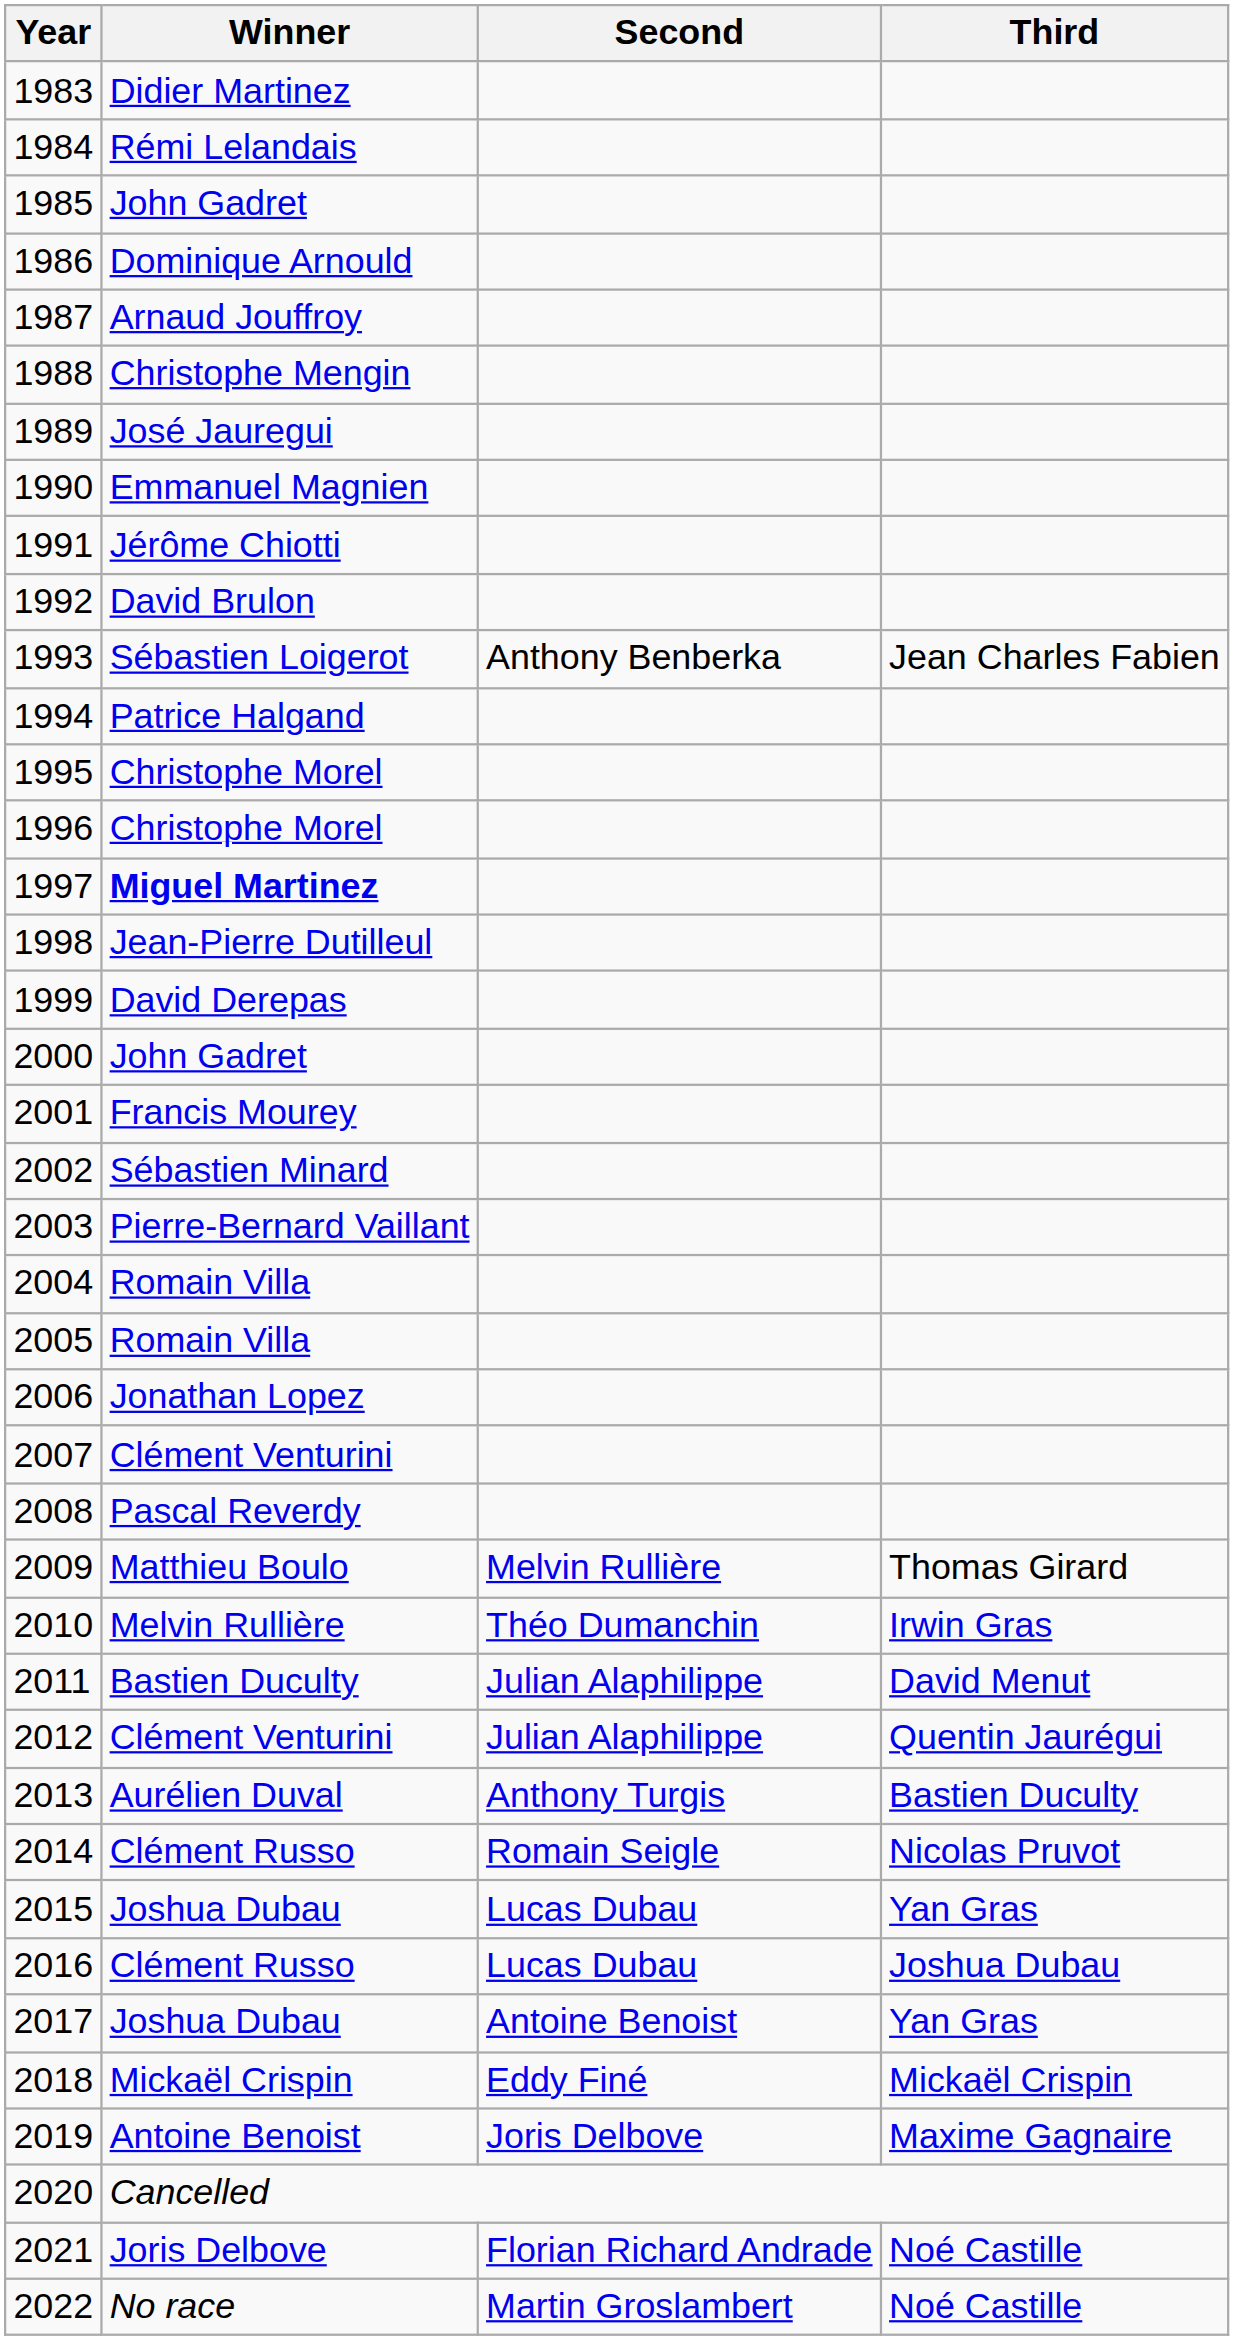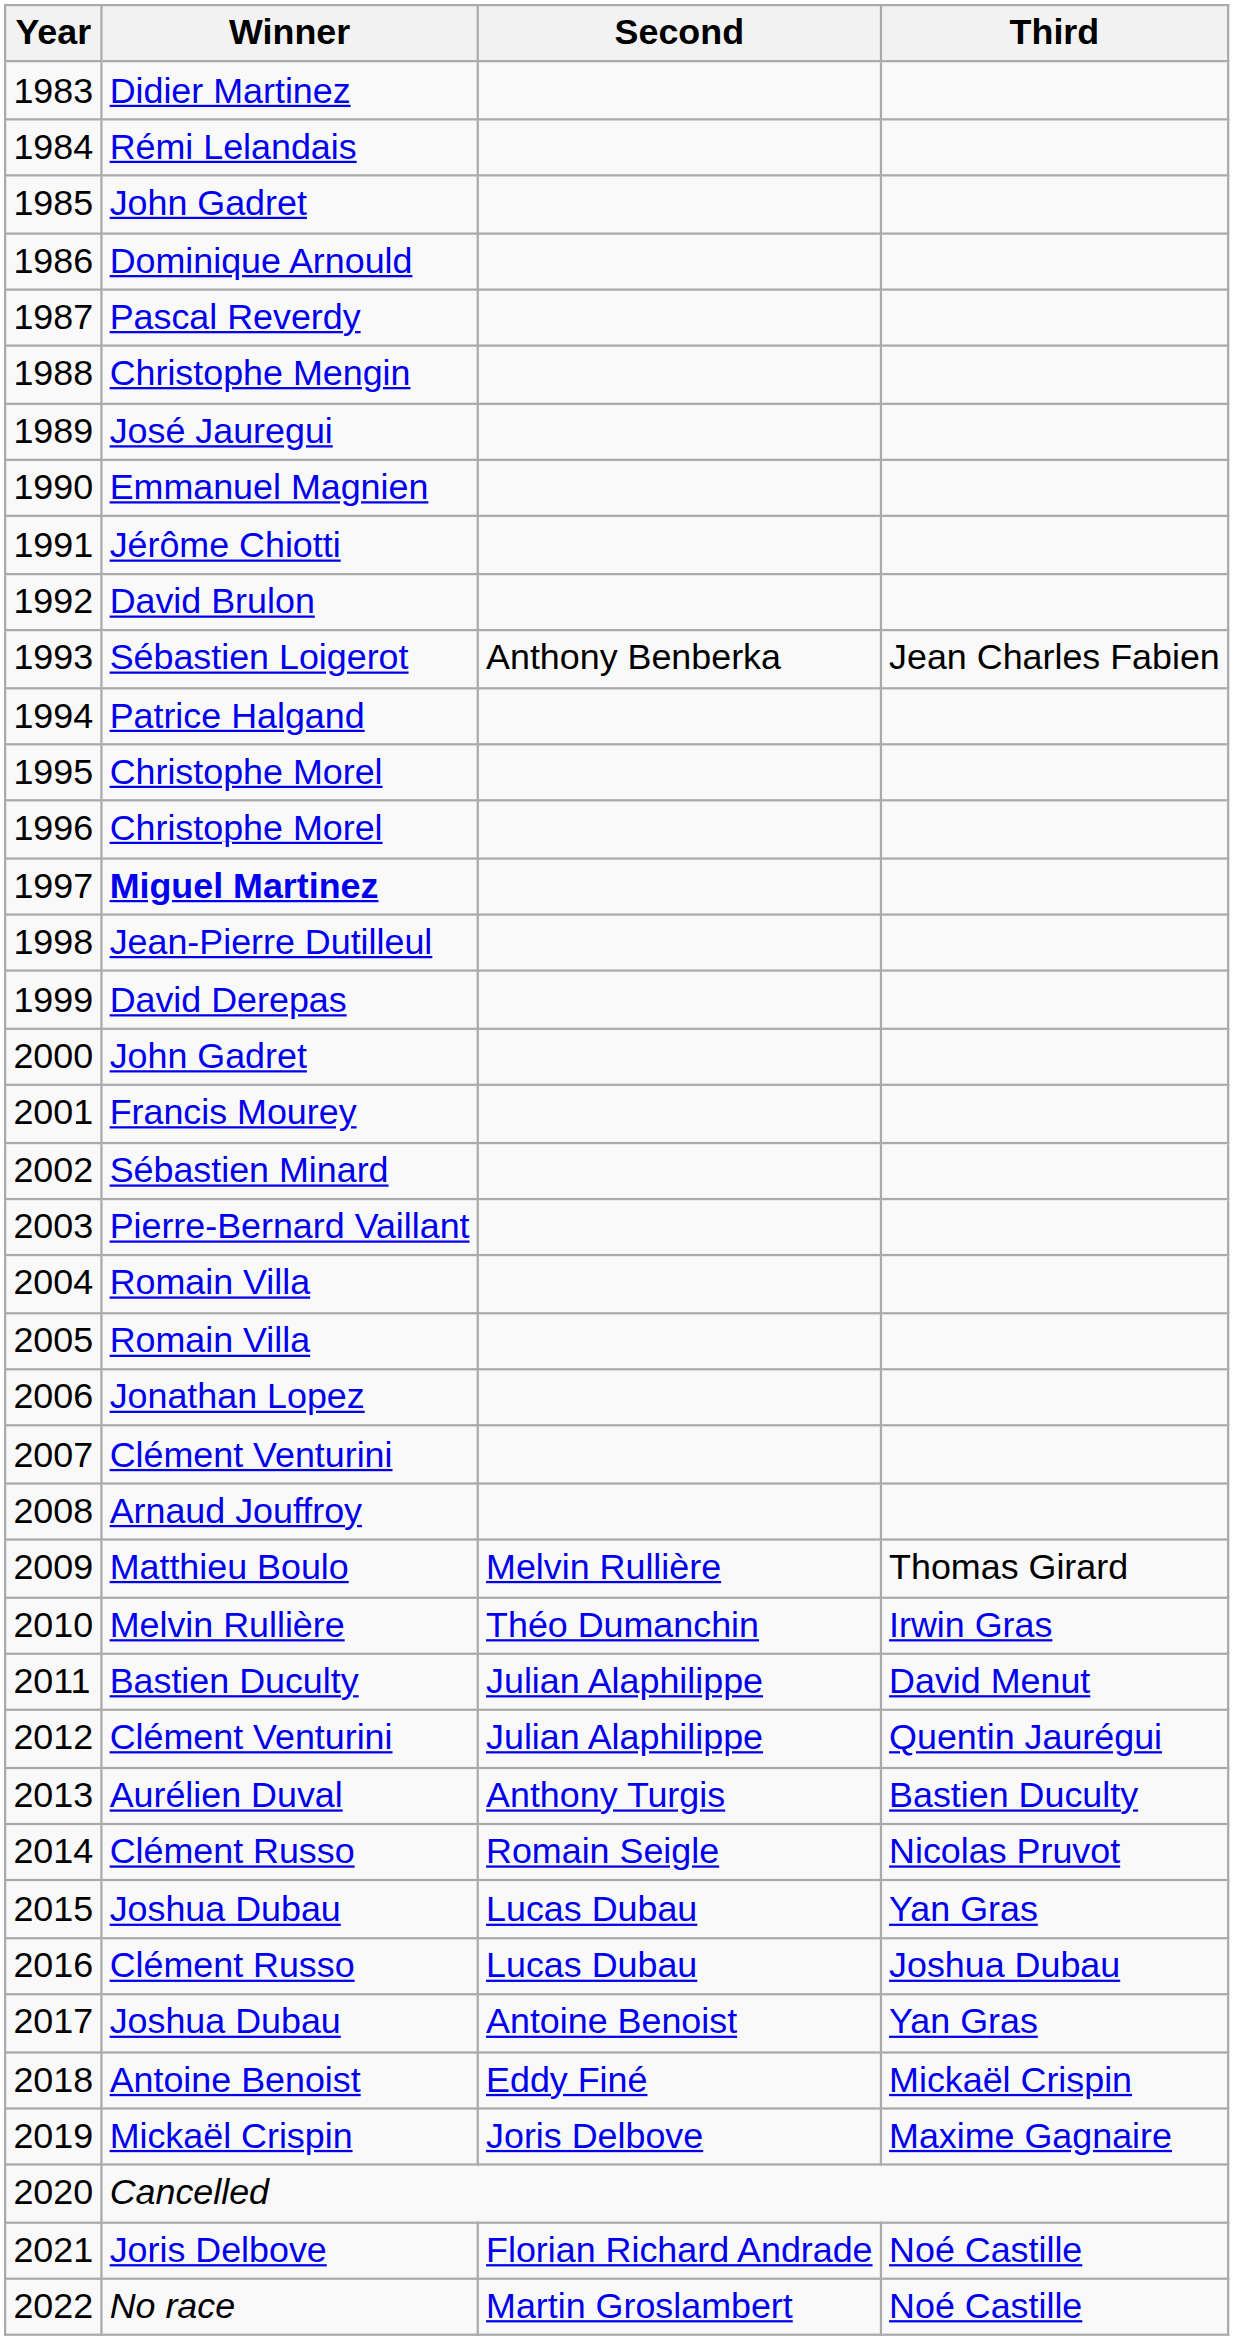(236, 317) Arnaud Jouffroy -> (235, 317) Pascal Reverdy
(235, 1510) Pascal Reverdy -> (236, 1510) Arnaud Jouffroy
(231, 2079) Mickaël Crispin -> (235, 2079) Antoine Benoist
(235, 2136) Antoine Benoist -> (231, 2136) Mickaël Crispin
